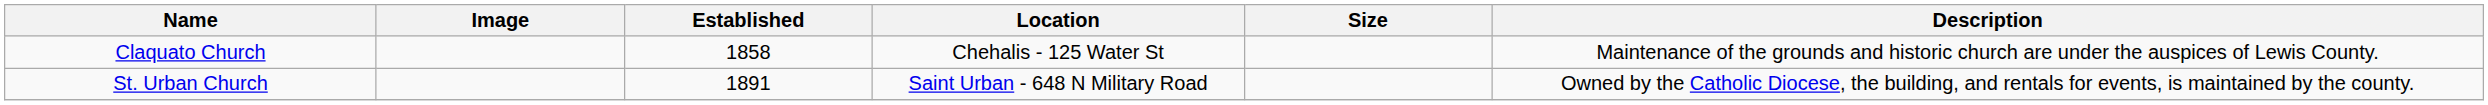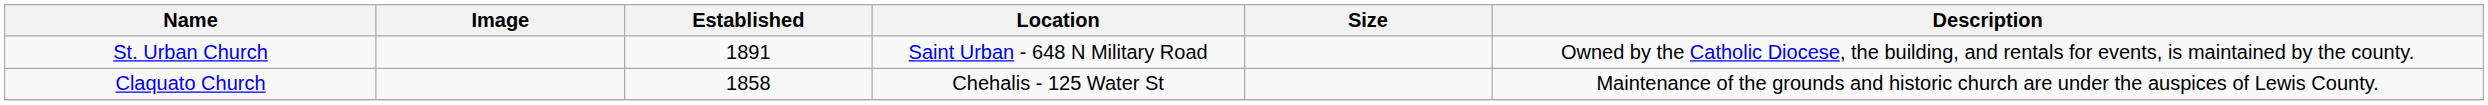rows swapped: (191, 52) <-> (191, 83)
